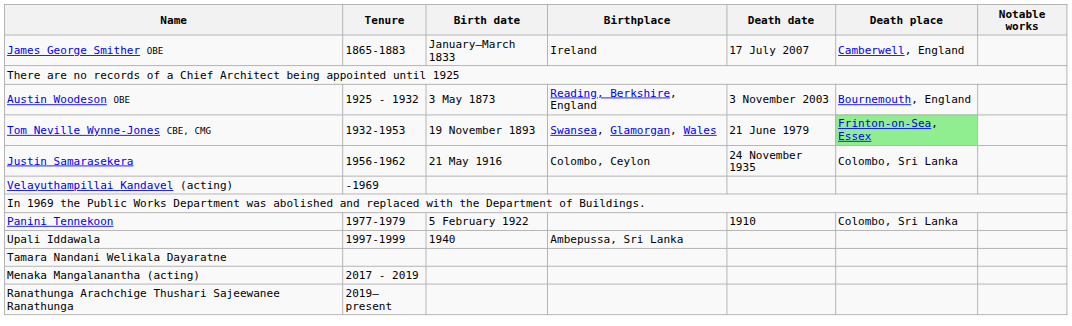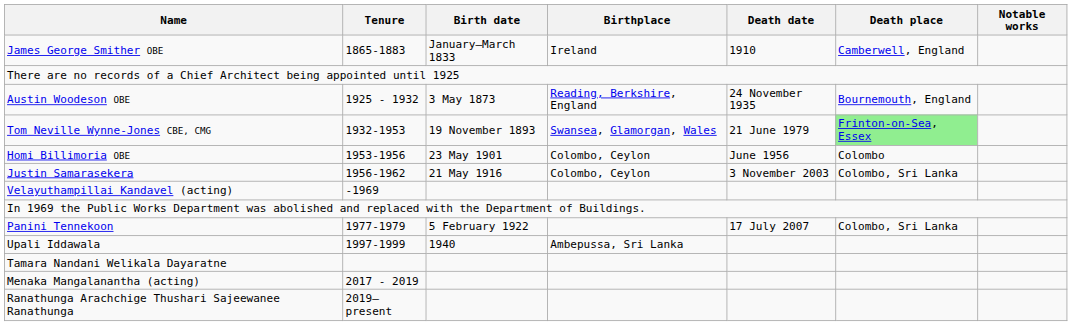(769, 51) 17 July 2007 -> (743, 51) 1910
(779, 99) 3 November 2003 -> (766, 99) 24 November 1935
+ row: (69, 154)
(766, 161) 24 November 1935 -> (779, 172) 3 November 2003
(743, 221) 1910 -> (769, 227) 17 July 2007
